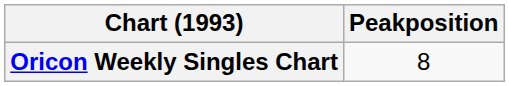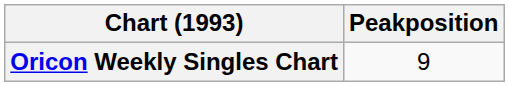(424, 61) 8 -> (424, 61) 9
